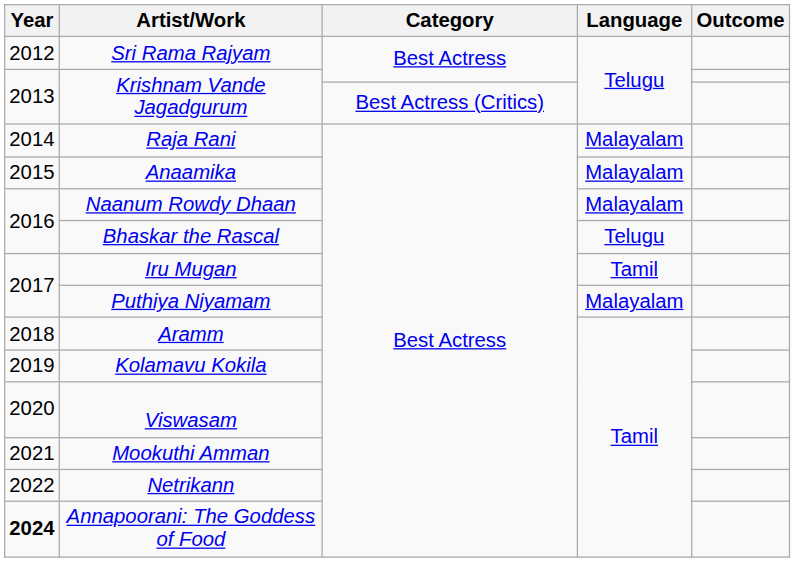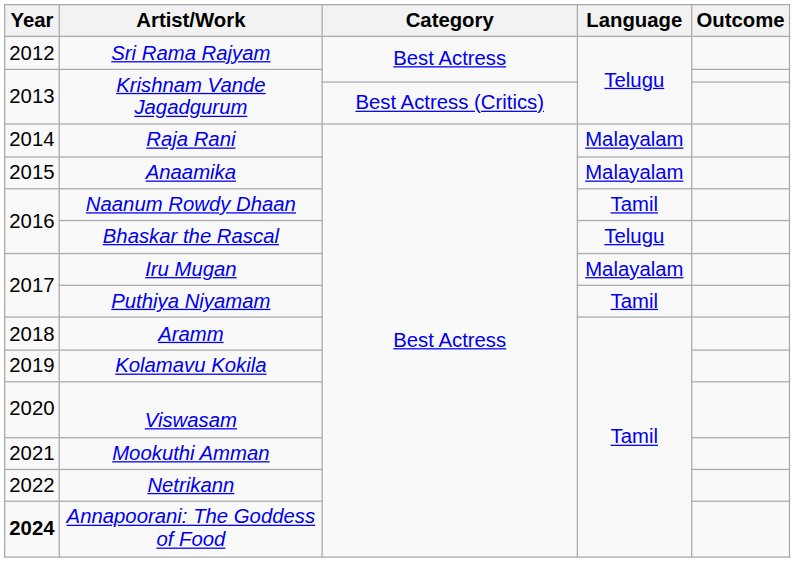(634, 204) Malayalam -> (634, 204) Tamil
(634, 269) Tamil -> (634, 269) Malayalam
(634, 301) Malayalam -> (634, 301) Tamil
